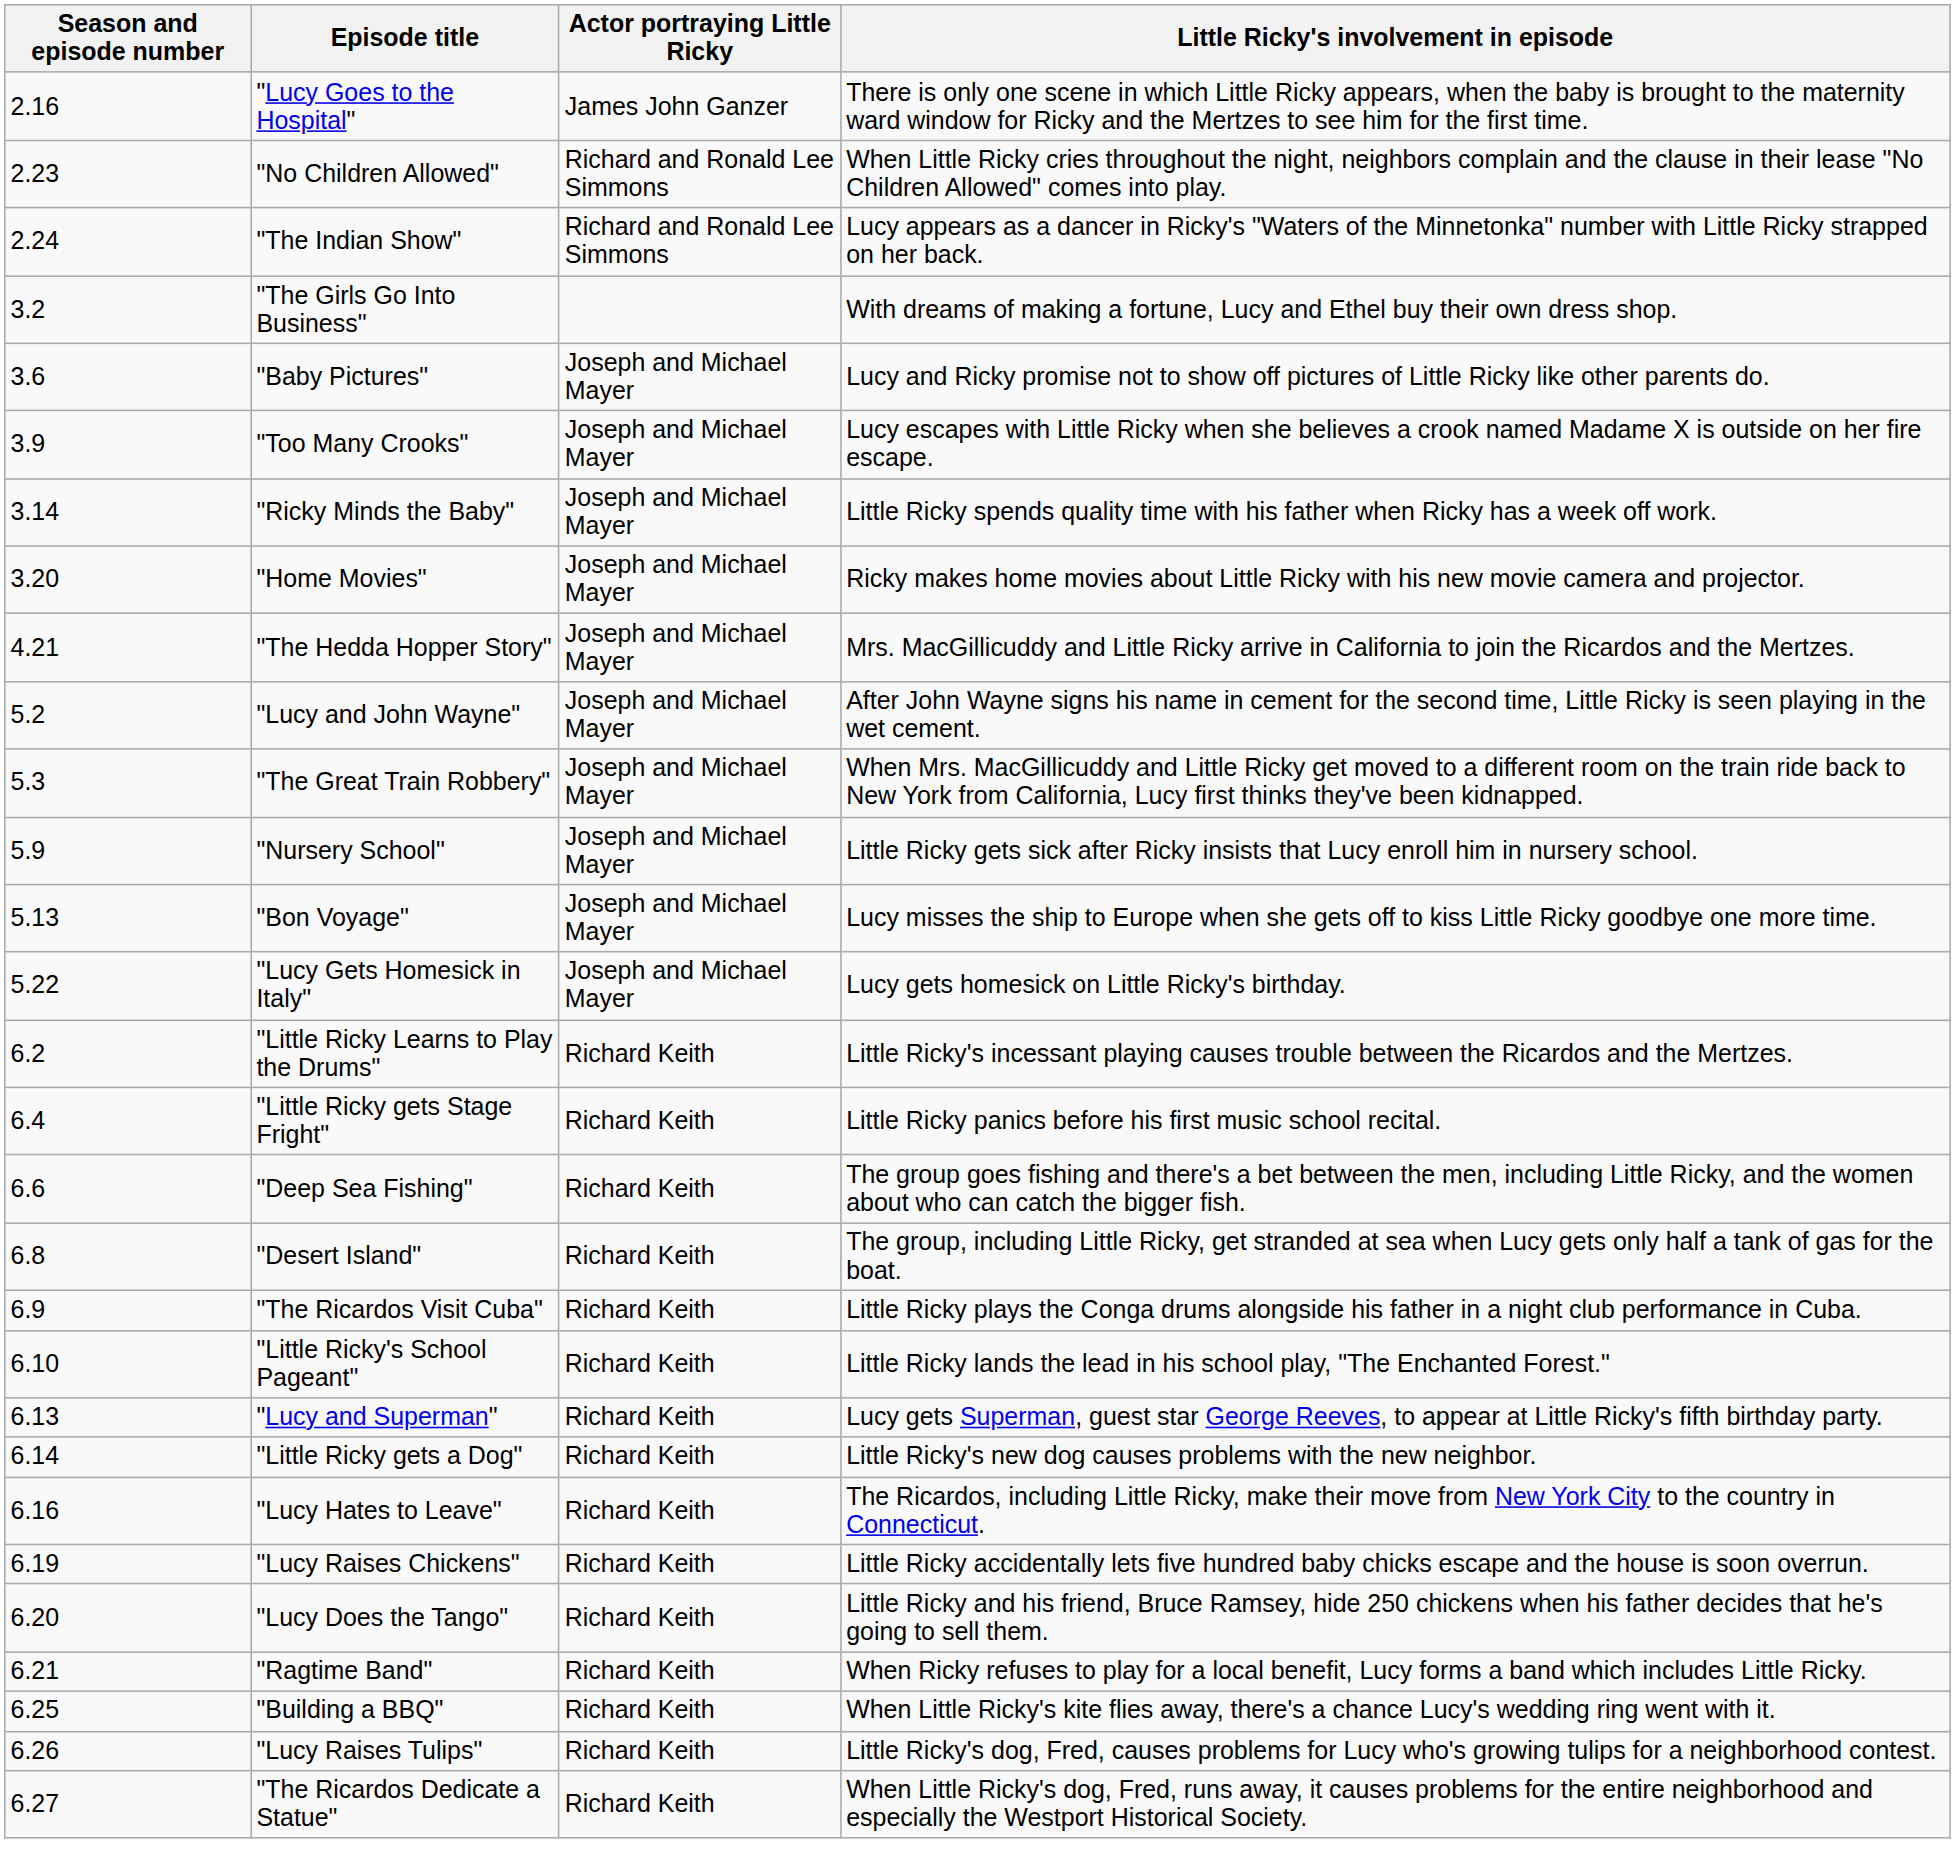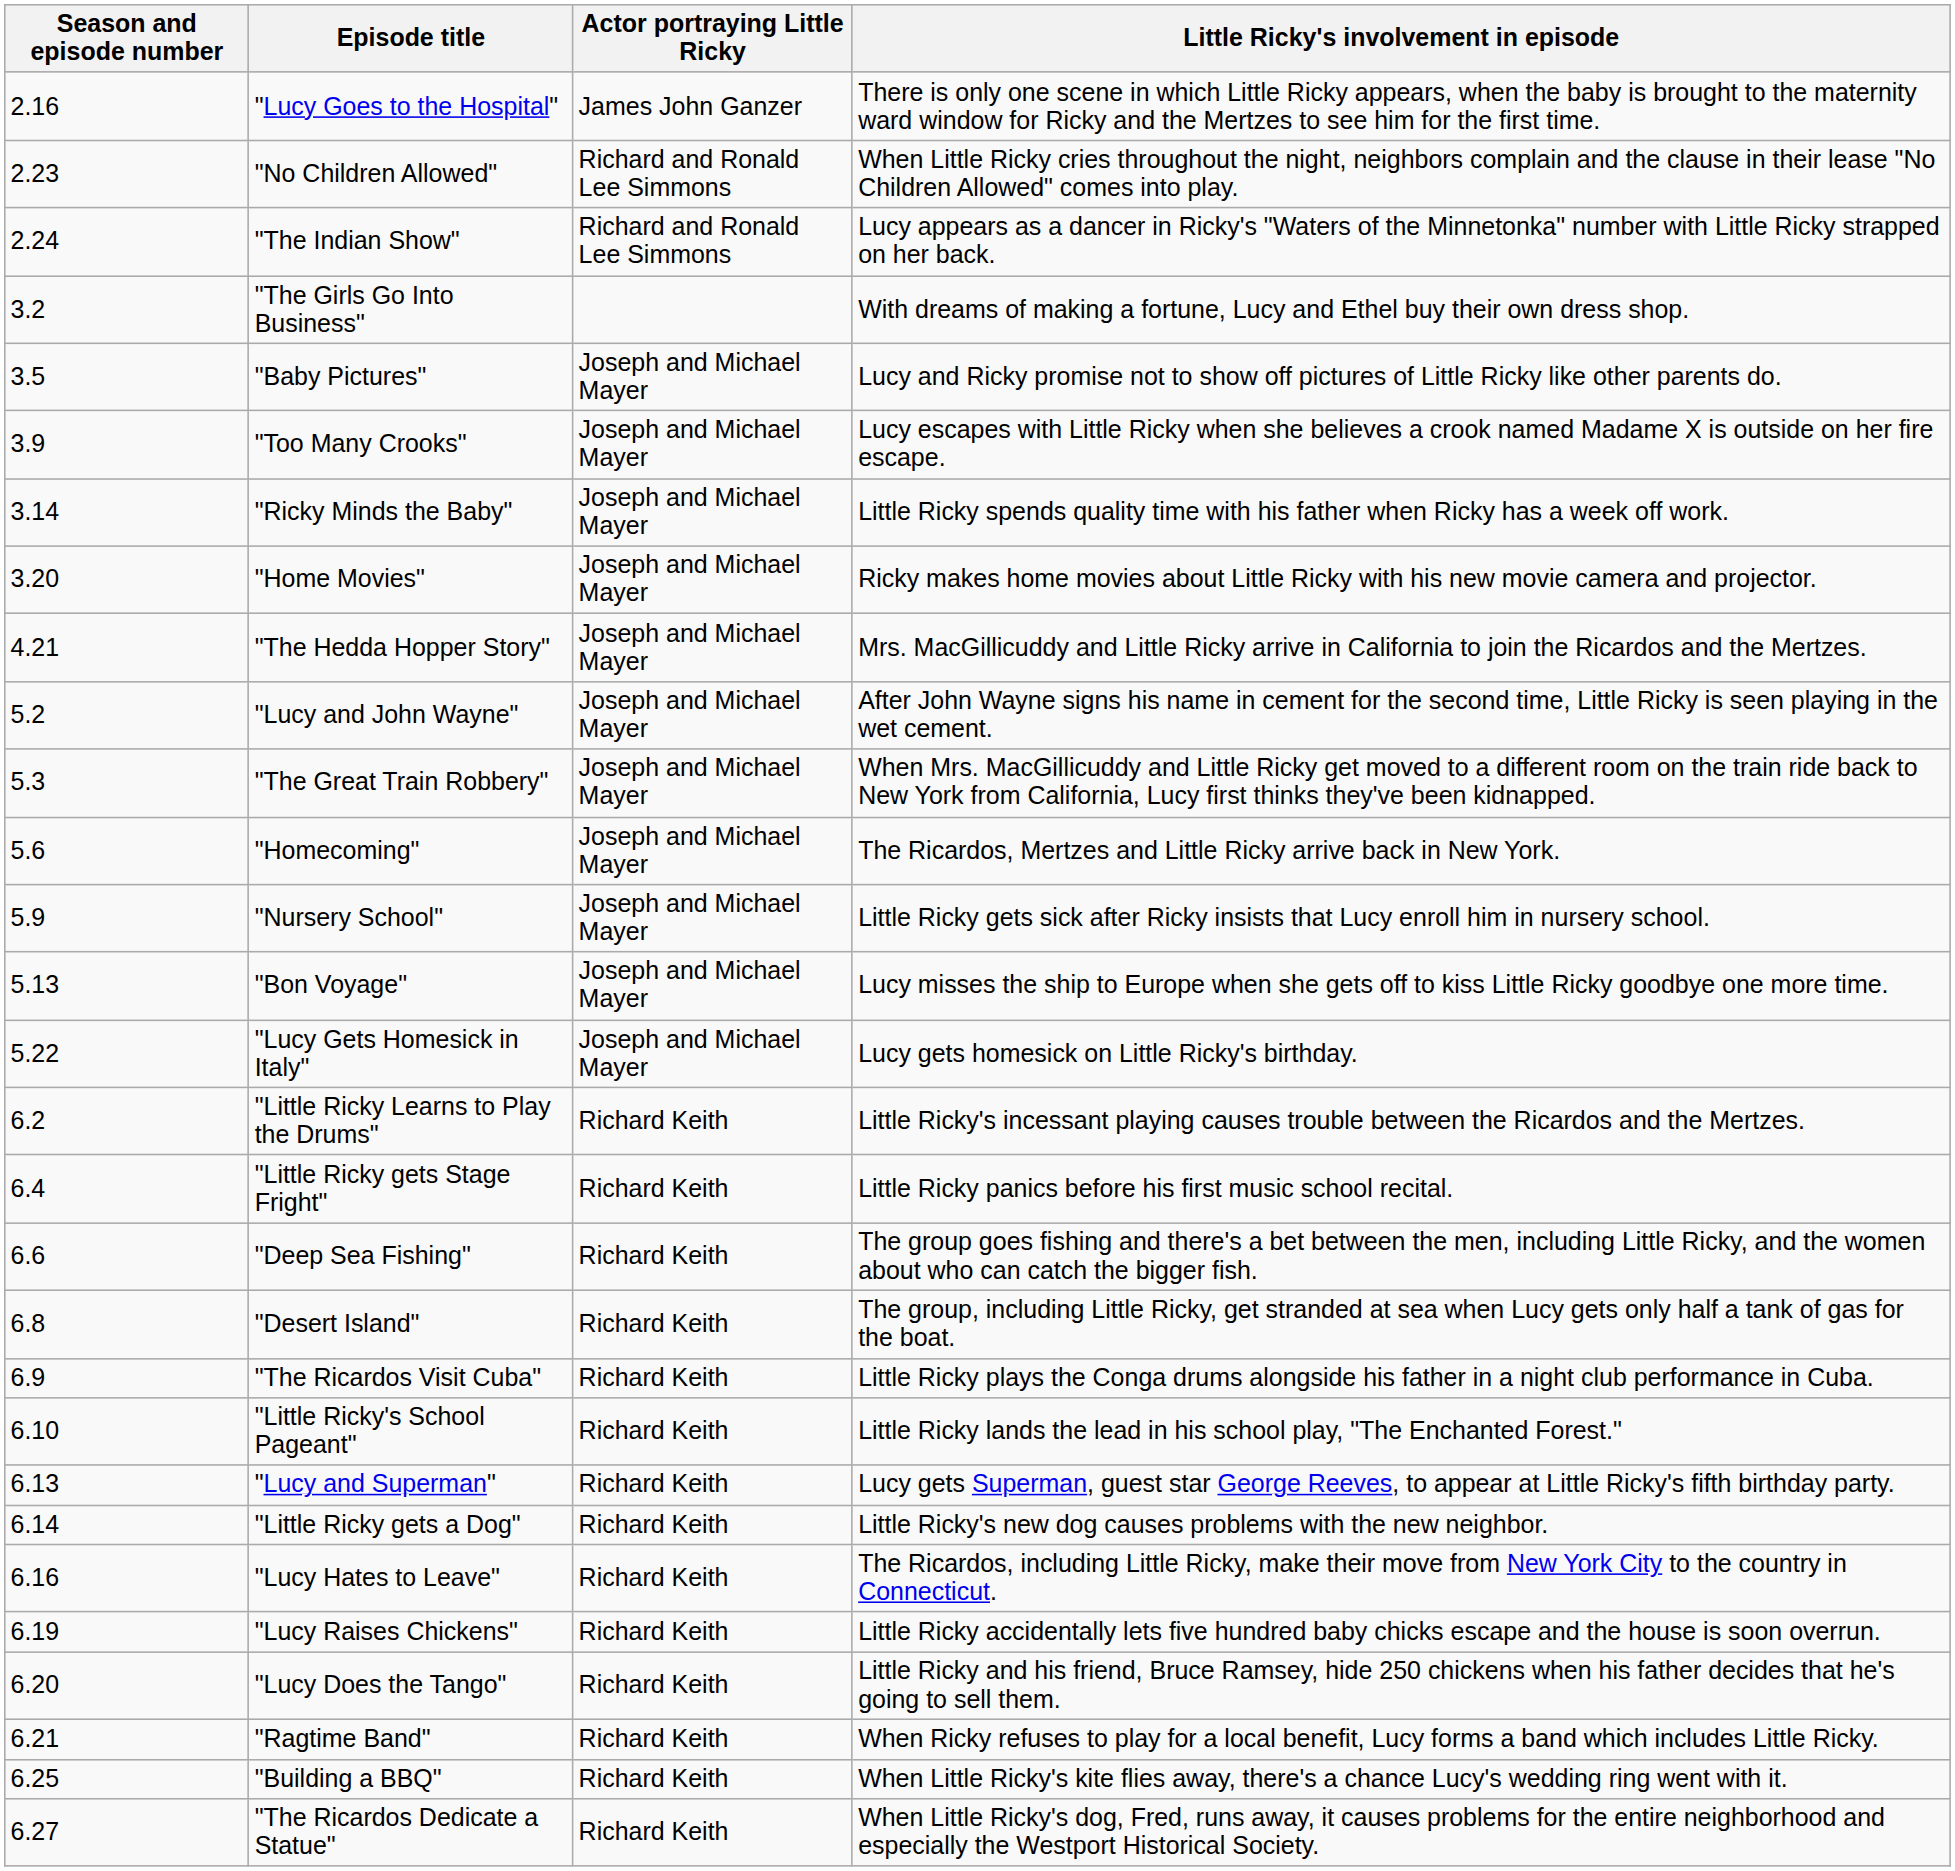(28, 376) 3.6 -> (28, 376) 3.5
+ row: (337, 850)
- row: (369, 1750)
